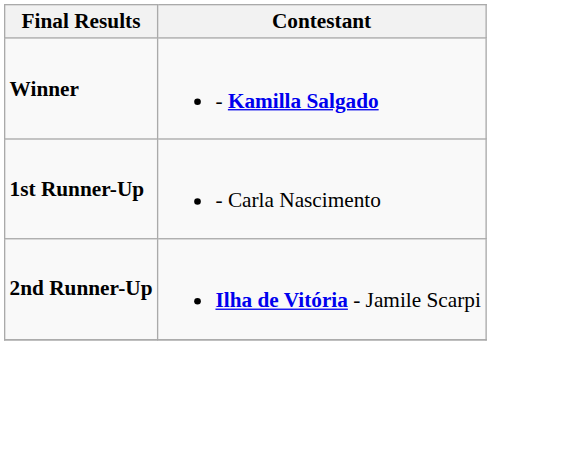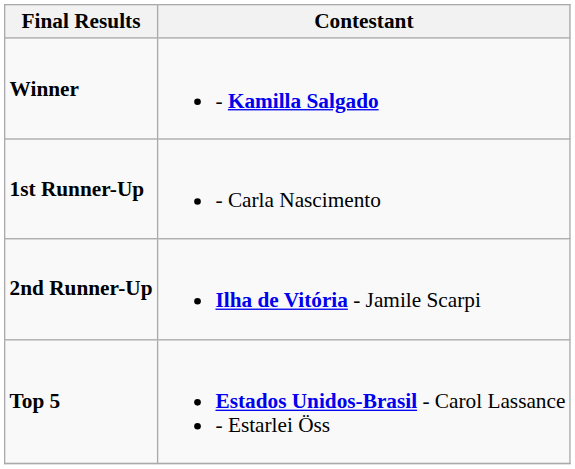+ row: (35, 401)
